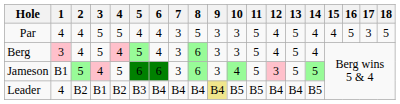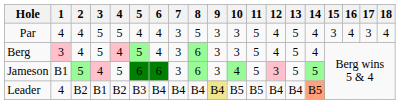(333, 33) 4 -> (333, 33) 3
(351, 33) 5 -> (351, 33) 4
(386, 33) 5 -> (386, 33) 4
(315, 90) no background -> (315, 90) lightsalmon background
